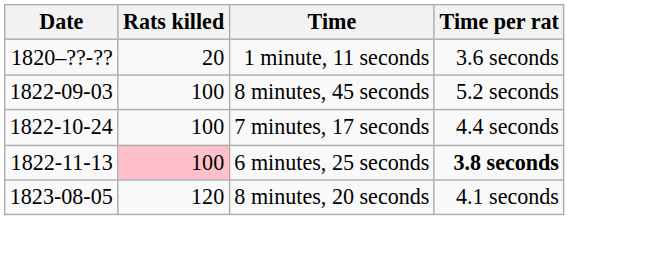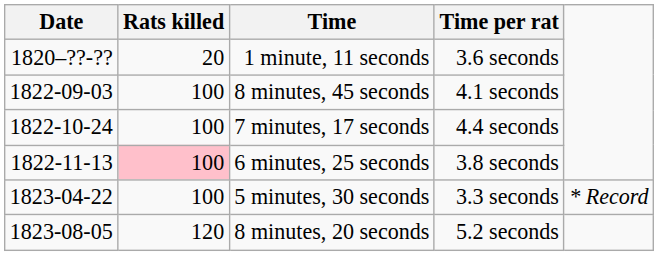(507, 92) 5.2 seconds -> (507, 92) 4.1 seconds
(506, 162) bold -> (507, 162) normal
+ row: (332, 197)
(507, 197) 4.1 seconds -> (507, 232) 5.2 seconds
